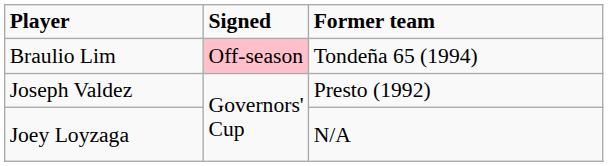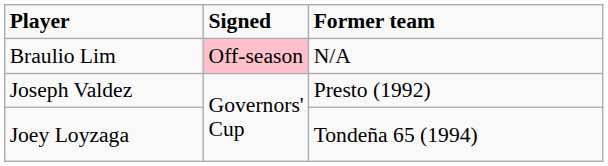(396, 55) Tondeña 65 (1994) -> (332, 55) N/A
(332, 134) N/A -> (396, 134) Tondeña 65 (1994)
